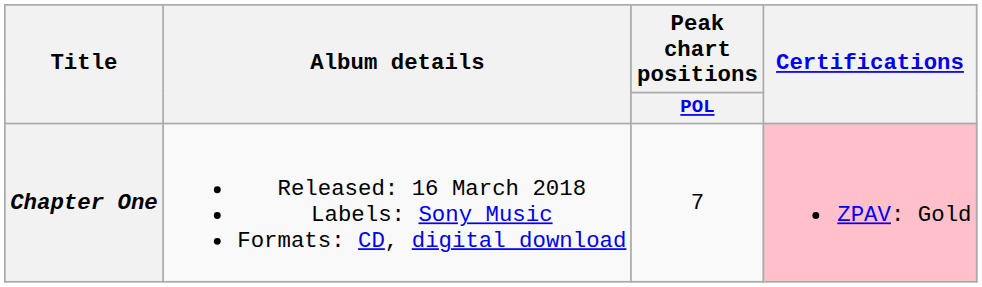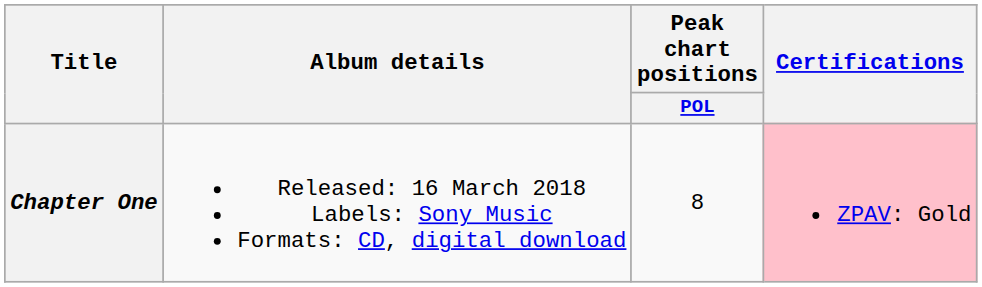(697, 202) 7 -> (697, 202) 8
